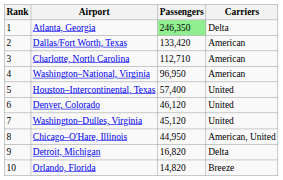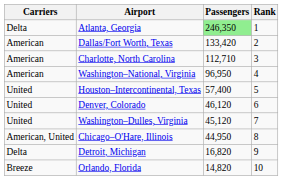columns swapped: (17, 12) <-> (242, 12)
